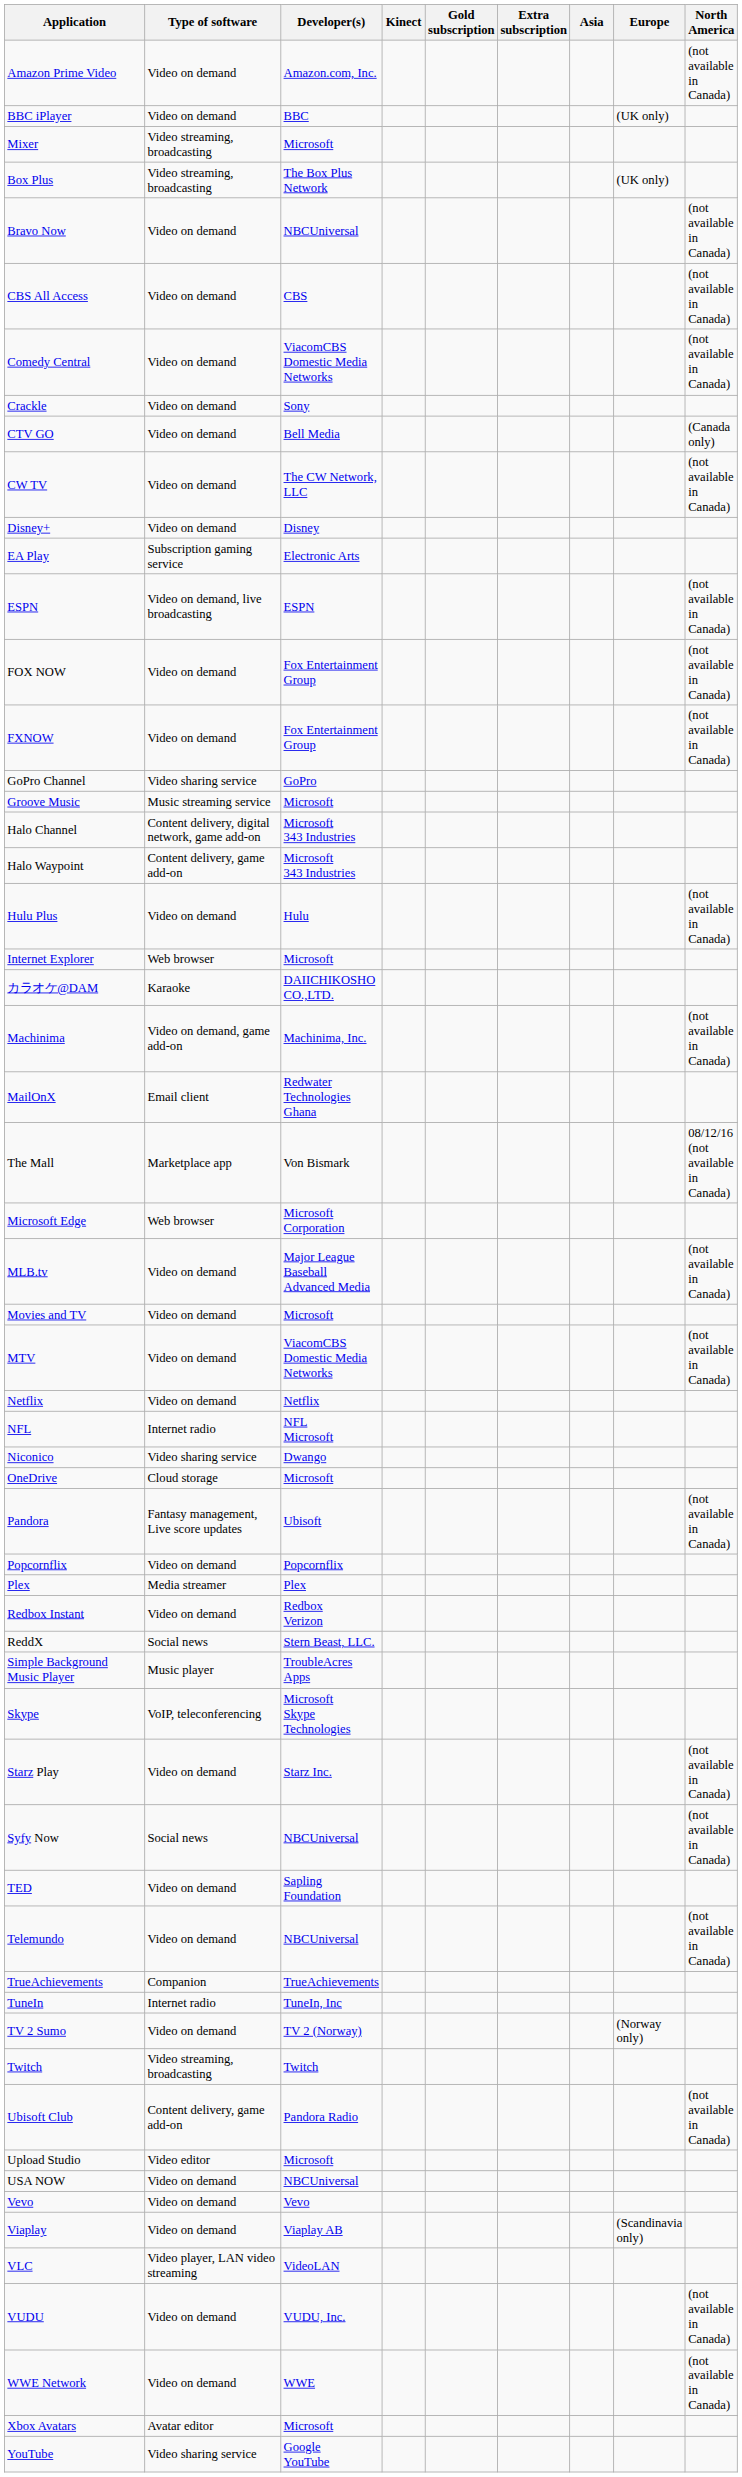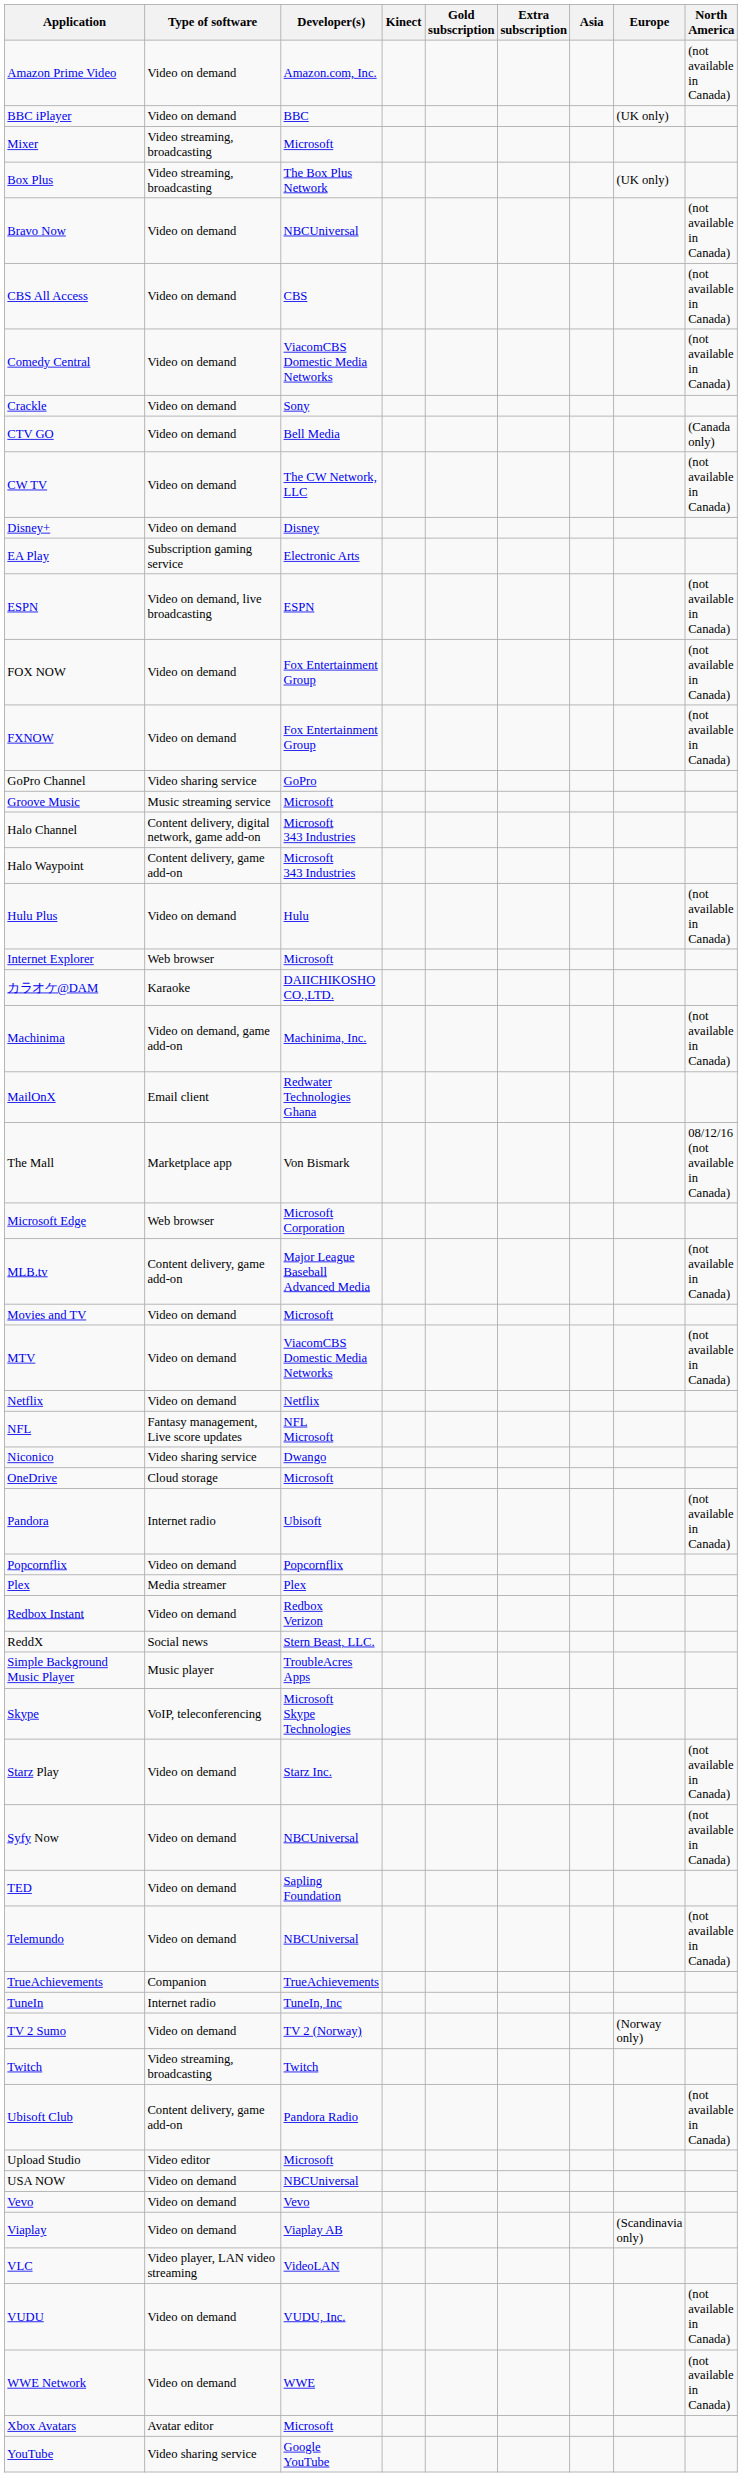(192, 1271) Video on demand -> (206, 1271) Content delivery, game add-on
(182, 1429) Internet radio -> (202, 1429) Fantasy management, Live score updates
(202, 1521) Fantasy management, Live score updates -> (182, 1521) Internet radio
(178, 1837) Social news -> (192, 1837) Video on demand
